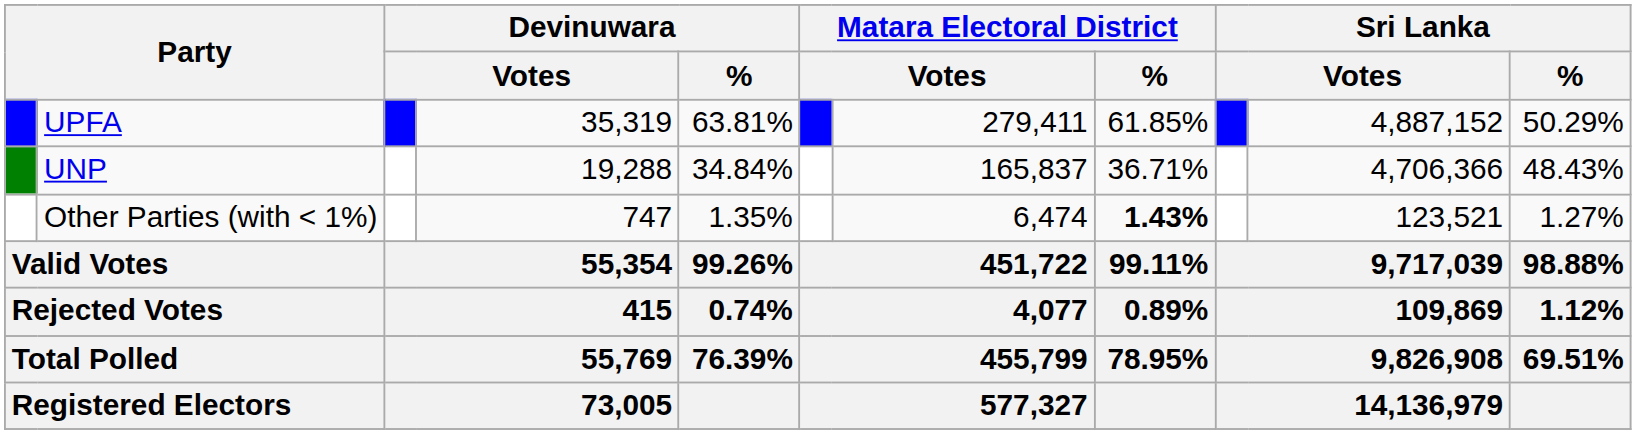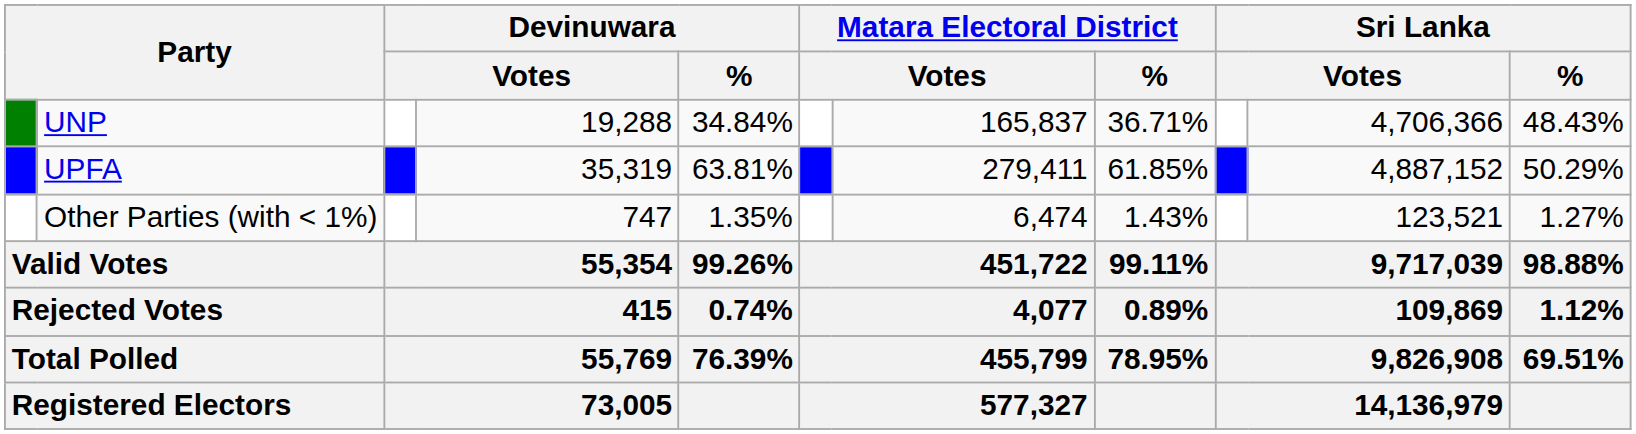rows swapped: (83, 122) <-> (76, 169)
(1166, 216) bold -> (1166, 216) normal
